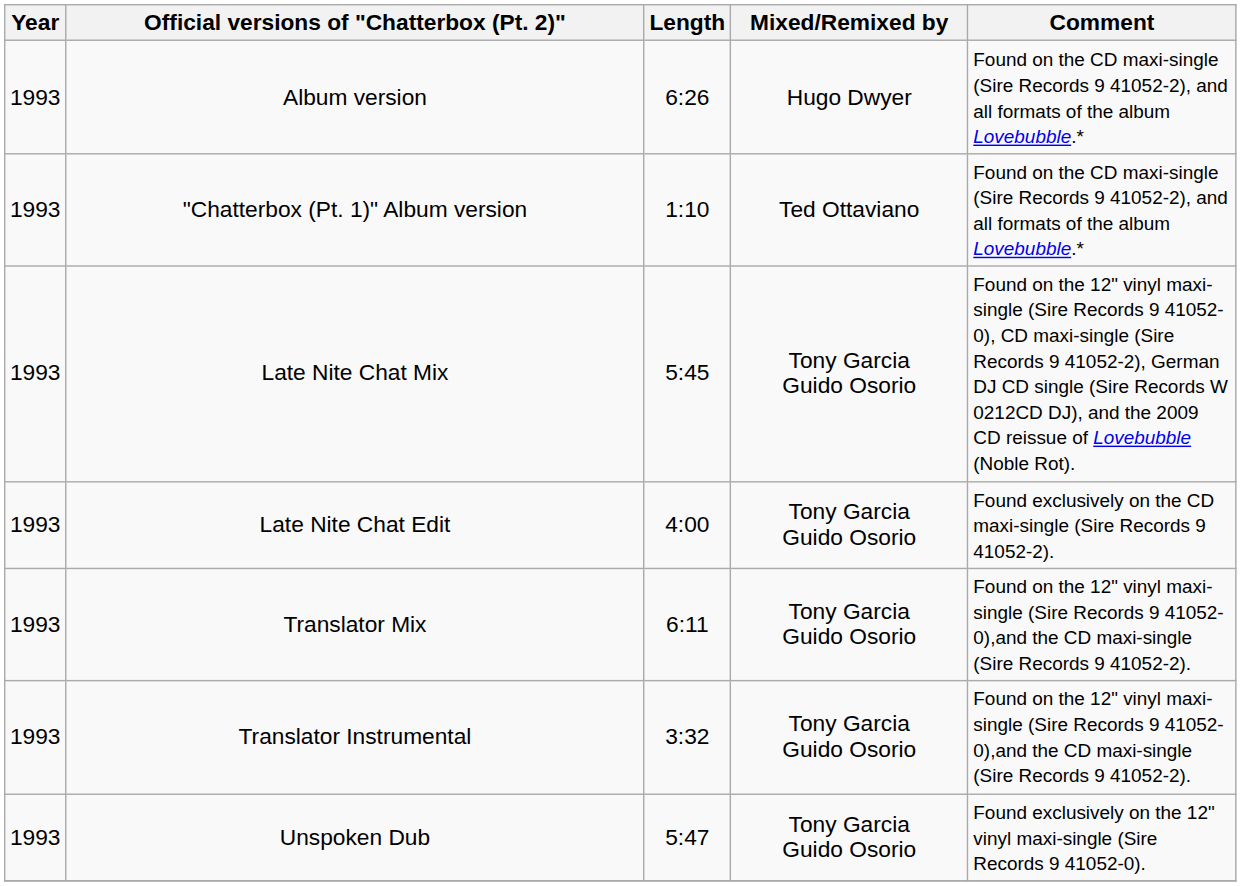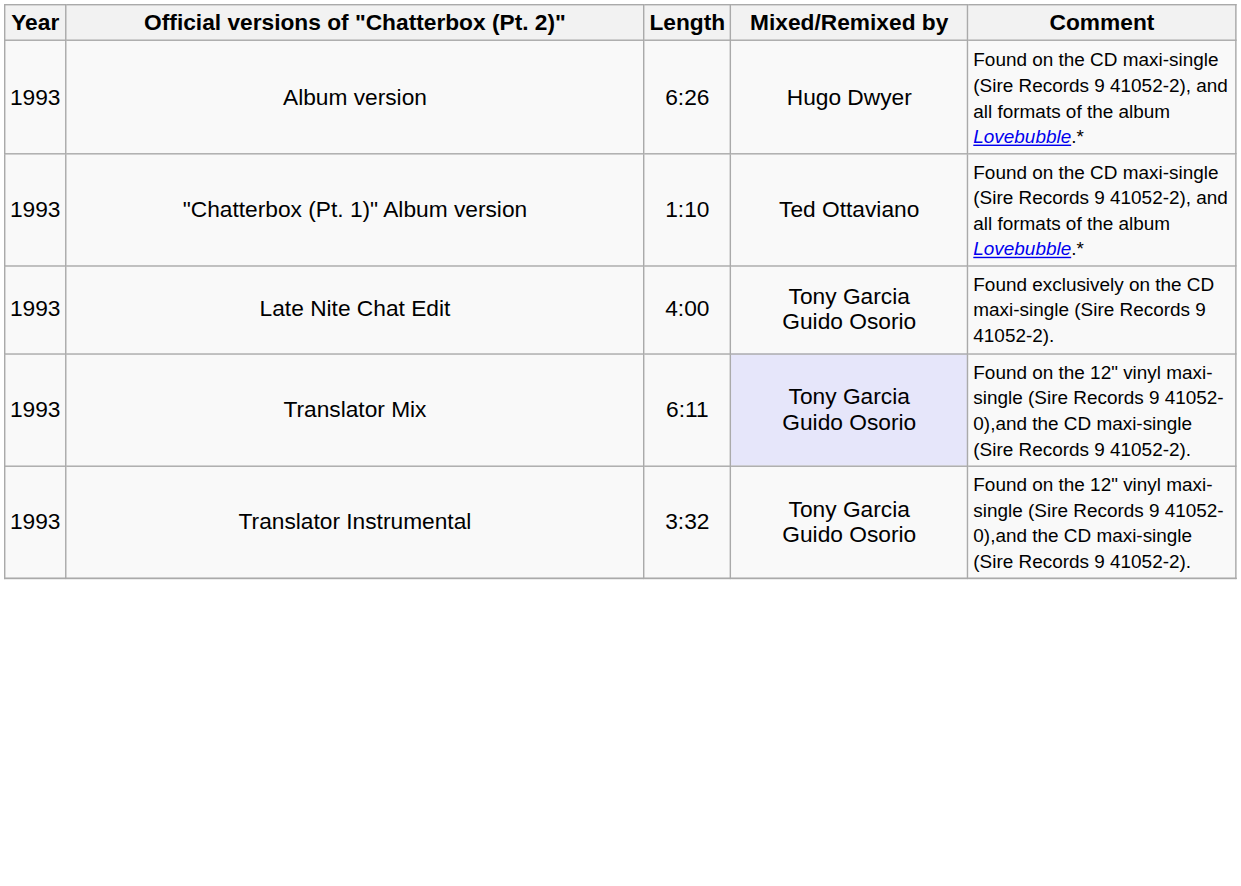- row: (355, 373)
(849, 624) no background -> (849, 409) lavender background
- row: (355, 837)
